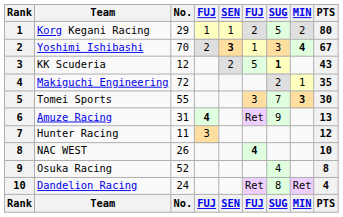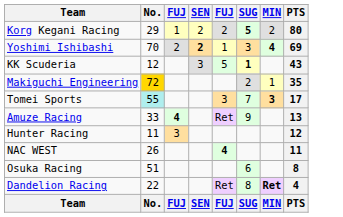- column: (20, 13)
(231, 30) 1 -> (200, 30) 2
(278, 30) normal -> (248, 30) bold
(231, 48) 3 -> (200, 48) 2
(326, 48) 67 -> (296, 48) 69
(231, 65) 2 -> (200, 65) 3
(183, 82) no background -> (153, 82) gold background
(183, 100) no background -> (153, 100) paleturquoise background
(326, 100) 30 -> (296, 100) 17
(183, 117) 31 -> (153, 117) 33
(326, 152) 10 -> (296, 152) 11
(183, 169) 52 -> (153, 169) 51
(278, 169) 4 -> (248, 169) 6
(183, 186) 24 -> (153, 186) 22
(302, 186) normal -> (272, 186) bold
